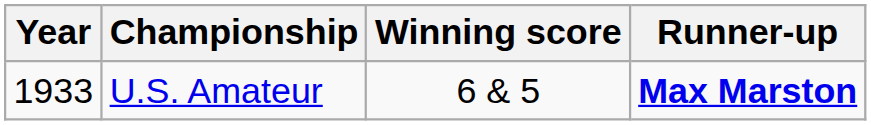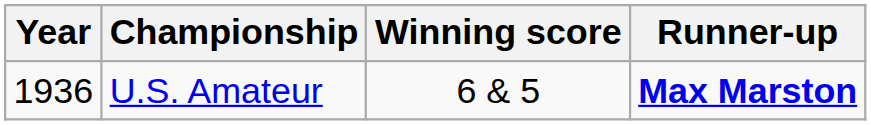(53, 89) 1933 -> (53, 89) 1936
